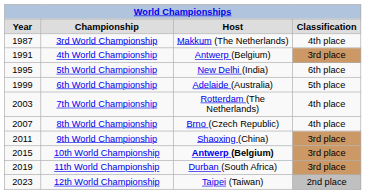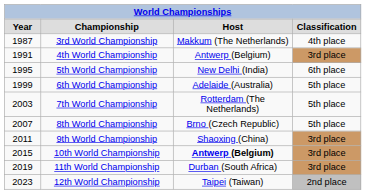(327, 104) 4th place -> (327, 104) 5th place
(327, 124) 4th place -> (327, 124) 5th place
